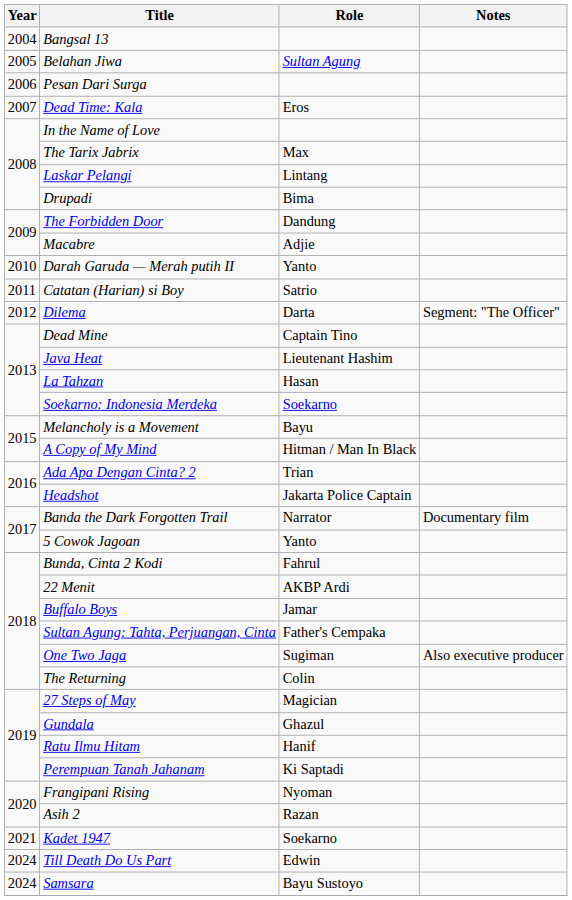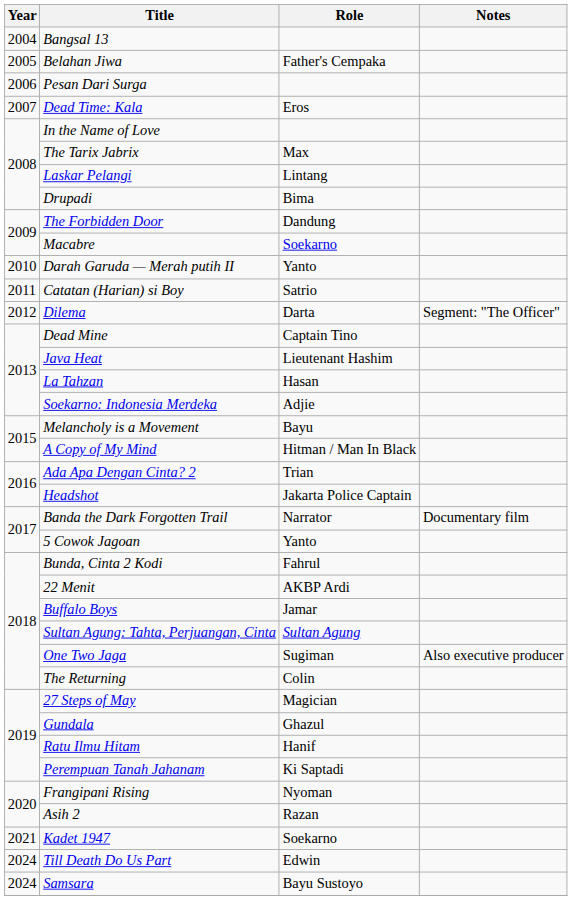(322, 61) Sultan Agung -> (334, 61) Father's Cempaka
(299, 244) Adjie -> (310, 244) Soekarno
(310, 404) Soekarno -> (299, 404) Adjie
(334, 632) Father's Cempaka -> (322, 632) Sultan Agung
